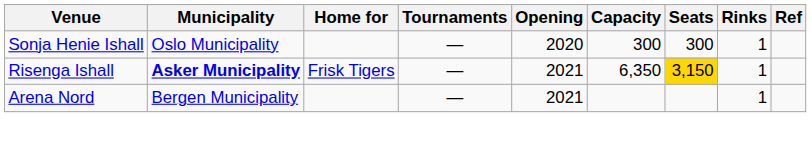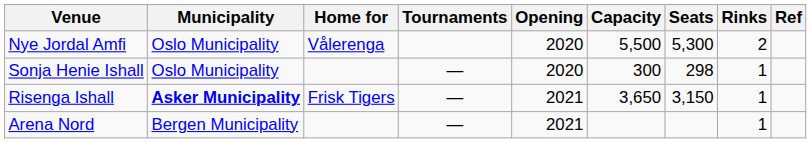+ row: (67, 44)
(700, 44) 300 -> (700, 71) 298
(640, 71) 6,350 -> (640, 97) 3,650
(693, 71) gold background -> (693, 97) no background
